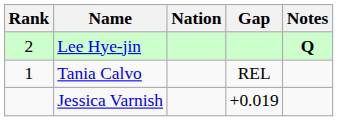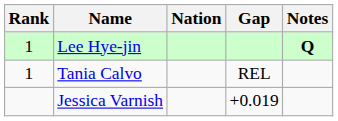(29, 45) 2 -> (29, 45) 1
